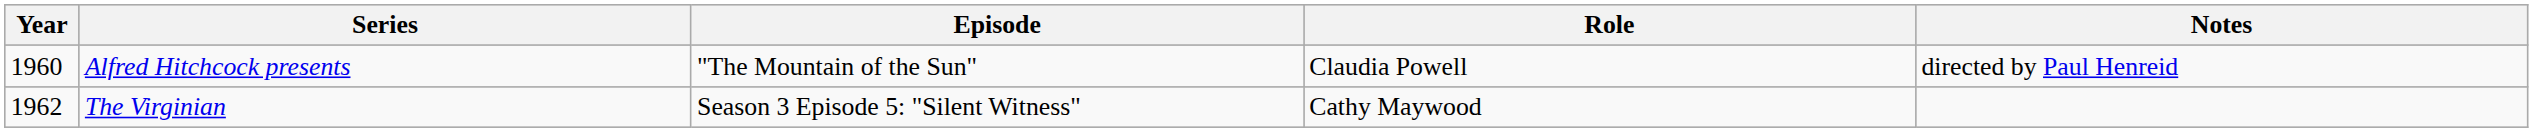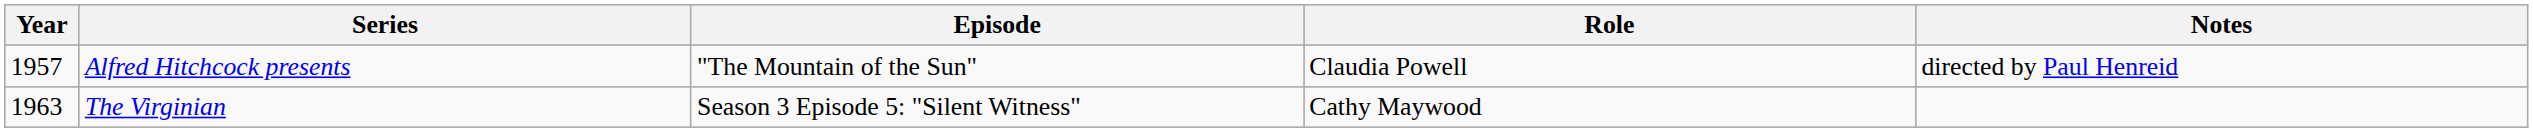(37, 65) 1960 -> (37, 65) 1957
(37, 106) 1962 -> (37, 106) 1963
